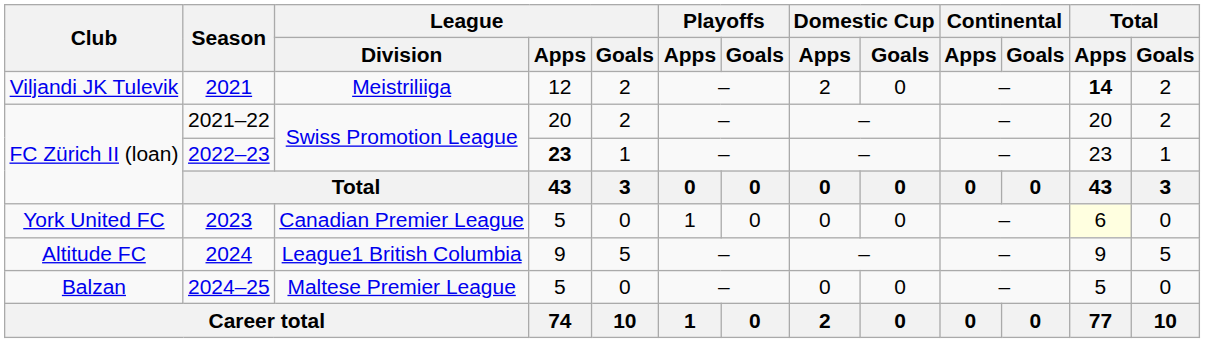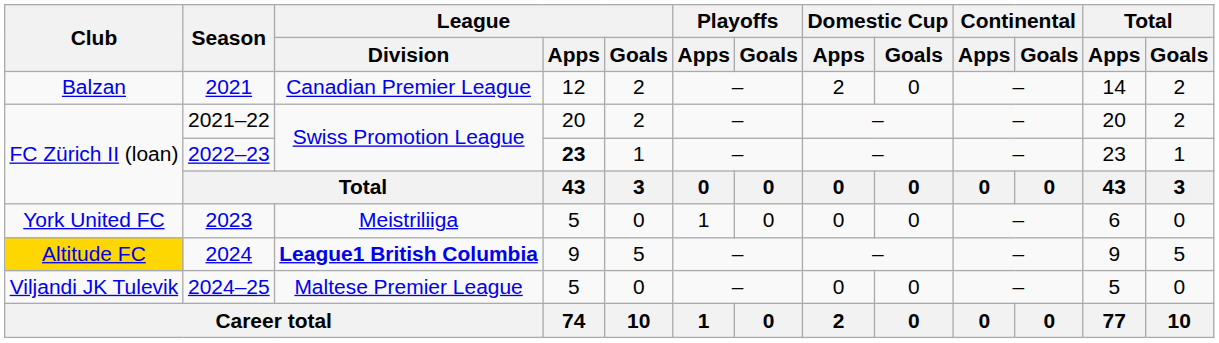(94, 87) Viljandi JK Tulevik -> (94, 87) Balzan
(402, 87) Meistriliiga -> (409, 87) Canadian Premier League
(1100, 87) bold -> (1114, 87) normal
(402, 220) Canadian Premier League -> (409, 220) Meistriliiga
(1100, 220) lightyellow background -> (1114, 220) no background
(94, 253) no background -> (94, 253) gold background
(402, 253) normal -> (409, 253) bold
(94, 287) Balzan -> (94, 287) Viljandi JK Tulevik
